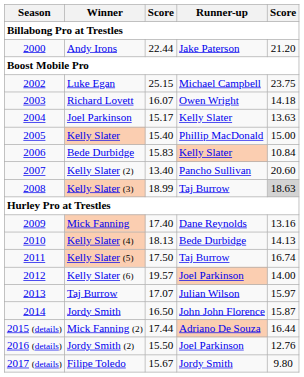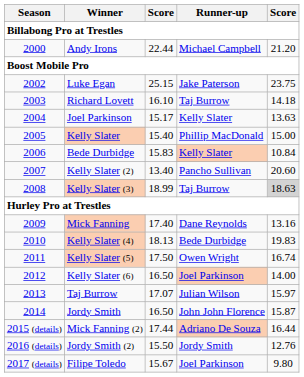(209, 48) Jake Paterson -> (220, 48) Michael Campbell
(220, 83) Michael Campbell -> (209, 83) Jake Paterson
(161, 100) 16.07 -> (161, 100) 16.10
(209, 100) Owen Wright -> (204, 100) Taj Burrow
(283, 240) 14.13 -> (283, 240) 19.83
(204, 258) Taj Burrow -> (209, 258) Owen Wright
(161, 275) 19.57 -> (161, 275) 16.50
(211, 345) Joel Parkinson -> (206, 345) Jordy Smith
(206, 363) Jordy Smith -> (211, 363) Joel Parkinson
